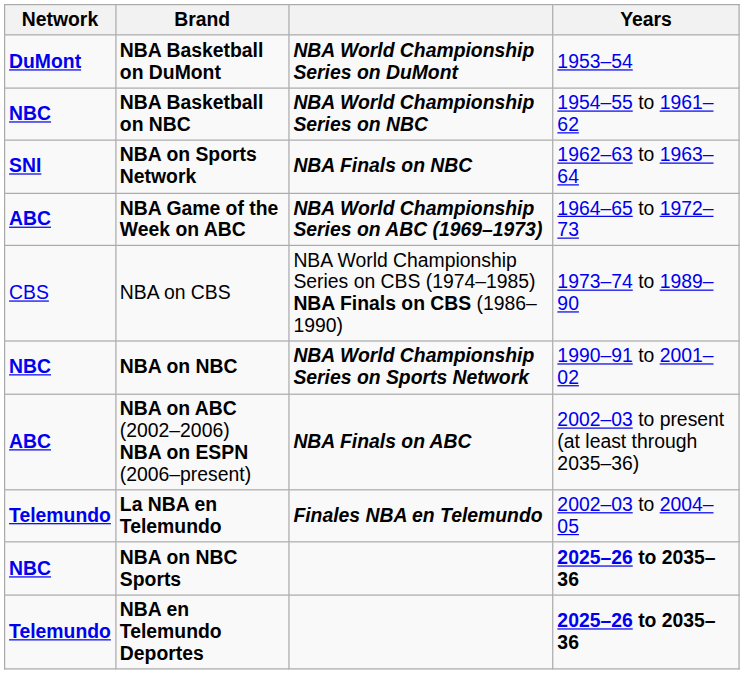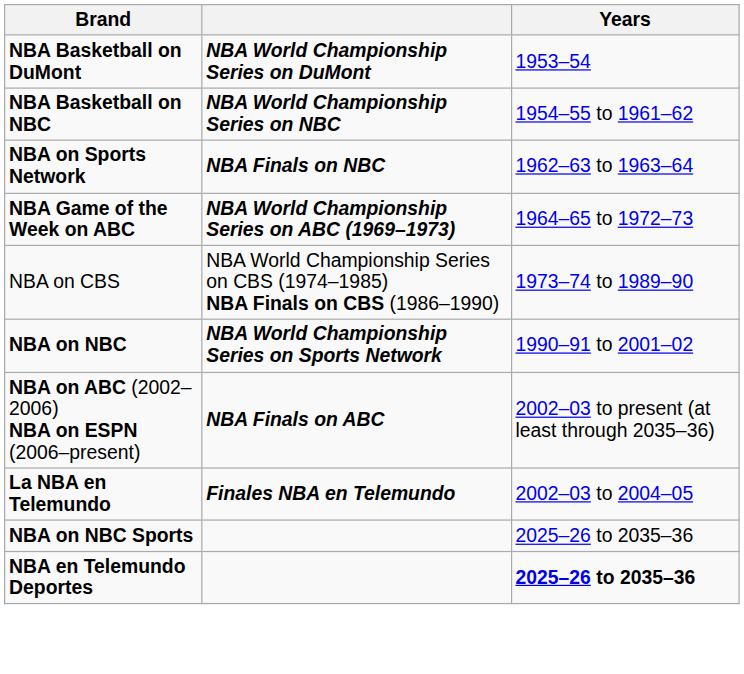- column: (60, 19)
(636, 568) bold -> (604, 535) normal
